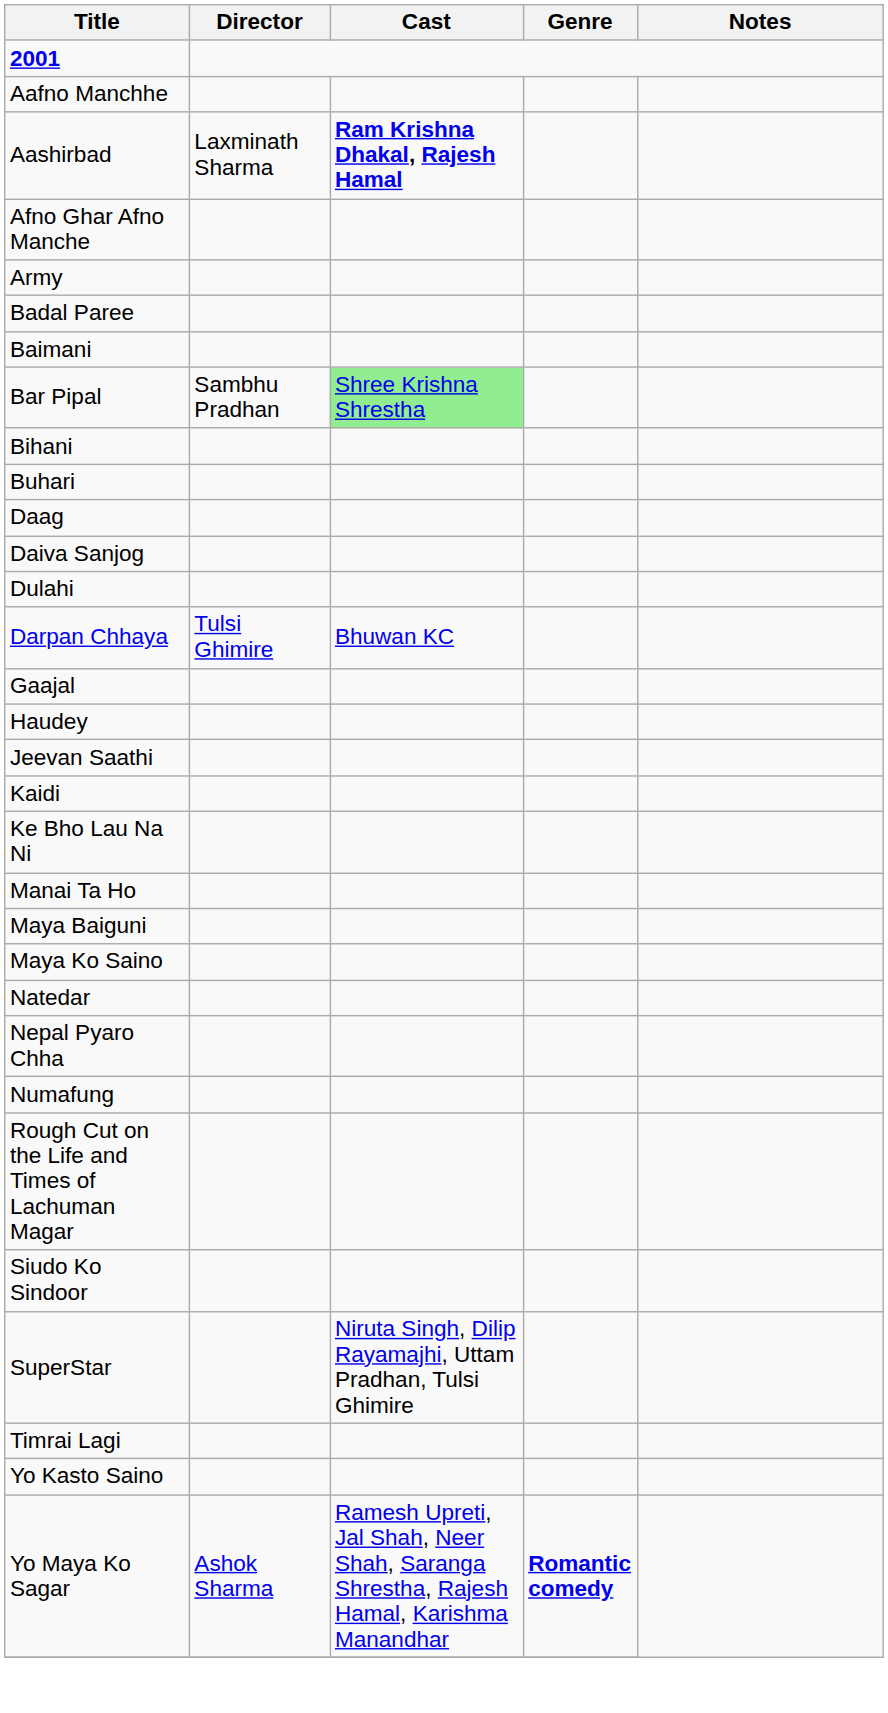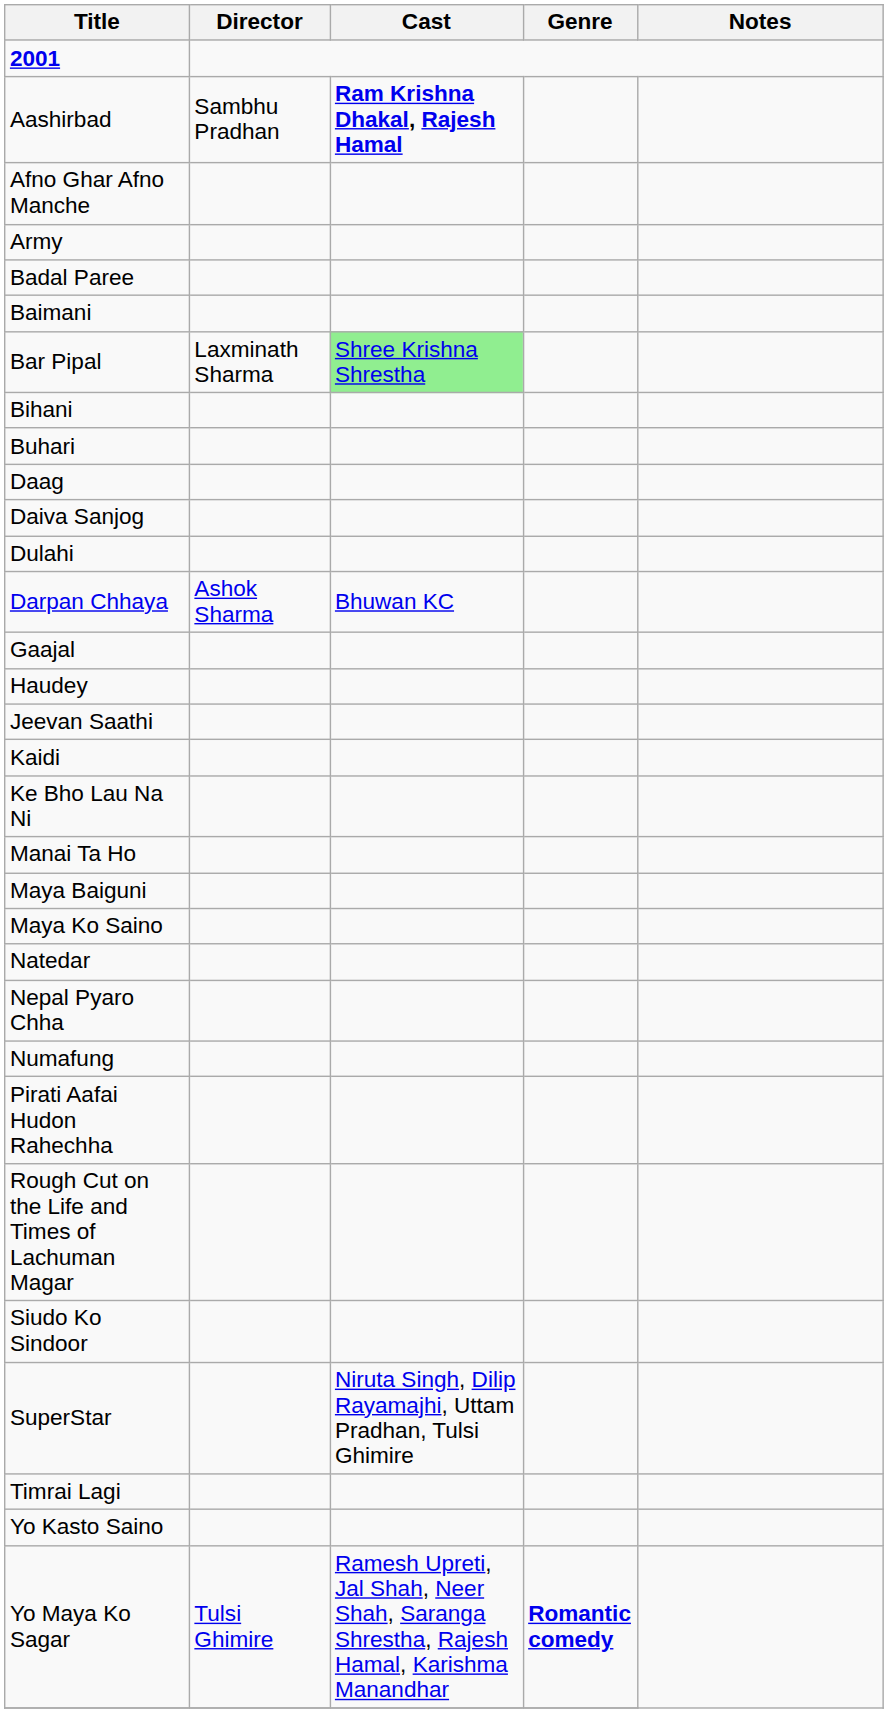- row: (89, 93)
(246, 155) Laxminath Sharma -> (237, 119) Sambhu Pradhan
(237, 397) Sambhu Pradhan -> (246, 361) Laxminath Sharma
(234, 637) Tulsi Ghimire -> (234, 601) Ashok Sharma
+ row: (64, 1119)
(234, 1575) Ashok Sharma -> (234, 1626) Tulsi Ghimire
